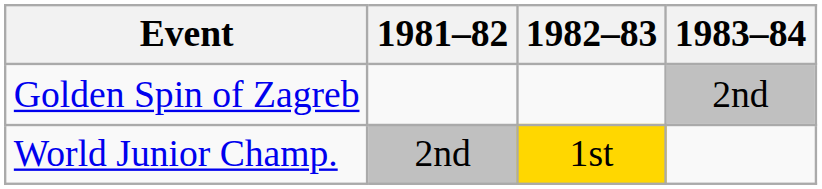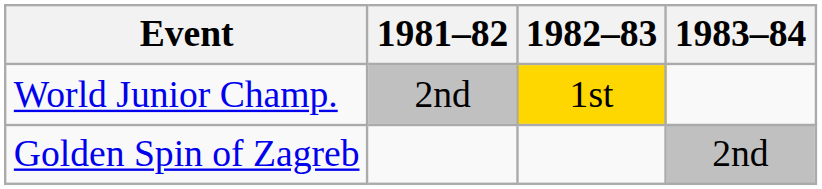rows swapped: (176, 153) <-> (187, 93)
